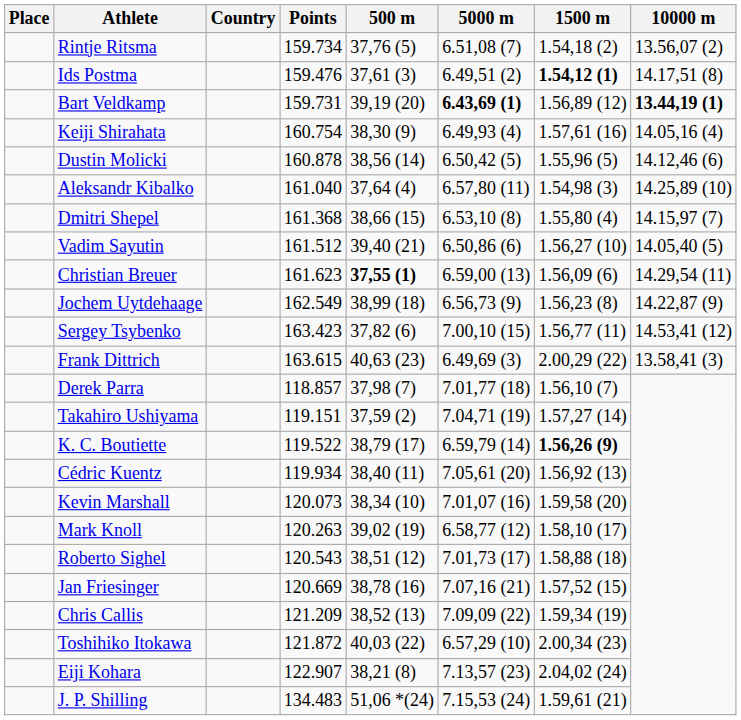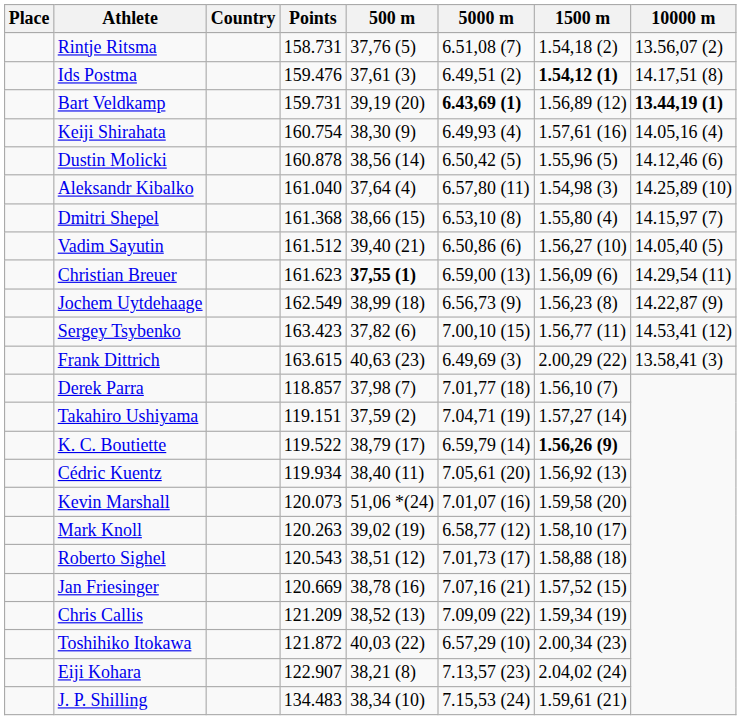(313, 47) 159.734 -> (313, 47) 158.731
(388, 501) 38,34 (10) -> (392, 501) 51,06 *(24)
(392, 700) 51,06 *(24) -> (388, 700) 38,34 (10)
